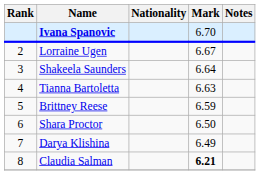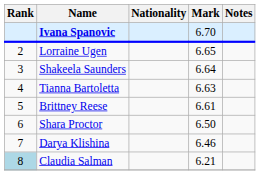(206, 51) 6.67 -> (206, 51) 6.65
(206, 106) 6.59 -> (206, 106) 6.61
(206, 142) 6.49 -> (206, 142) 6.46
(20, 161) no background -> (20, 161) lightblue background
(206, 161) bold -> (206, 161) normal
